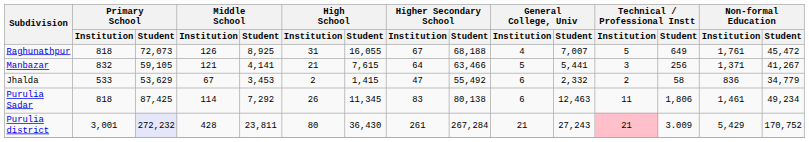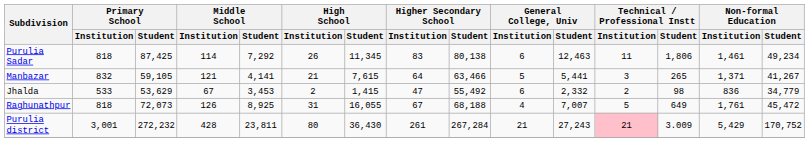rows swapped: (25, 100) <-> (38, 51)
(679, 66) 256 -> (679, 76) 265
(679, 81) 58 -> (679, 91) 98
(156, 125) lavender background -> (156, 125) no background
